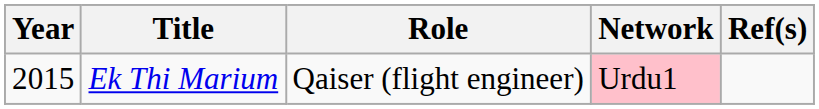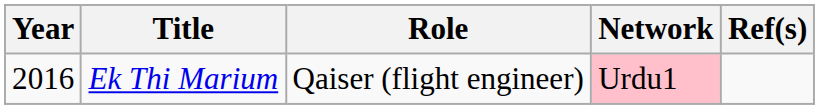(43, 78) 2015 -> (43, 78) 2016
